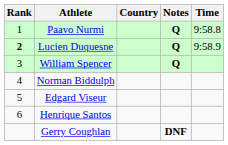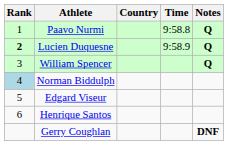columns swapped: (207, 13) <-> (176, 13)
(19, 81) no background -> (19, 81) lightblue background
